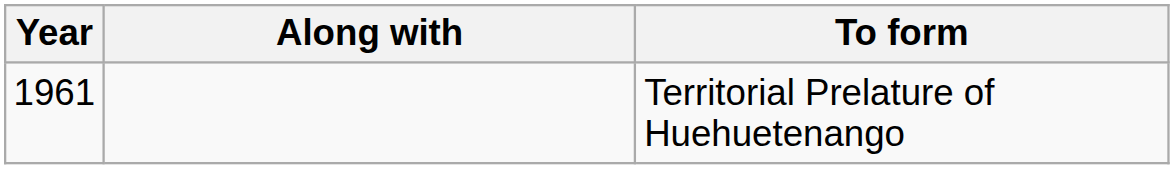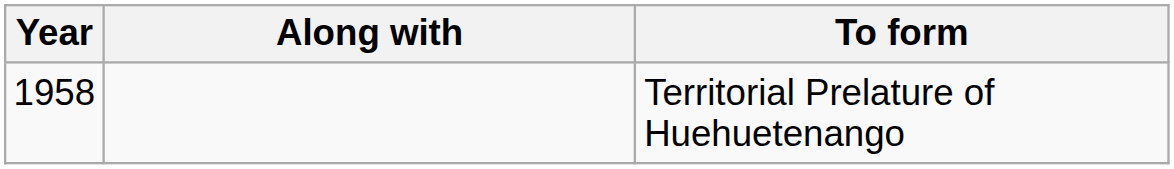(54, 91) 1961 -> (54, 91) 1958
